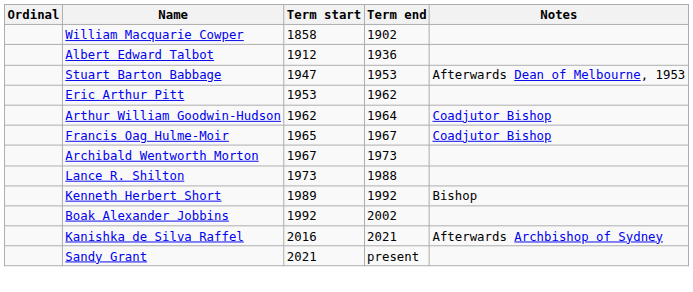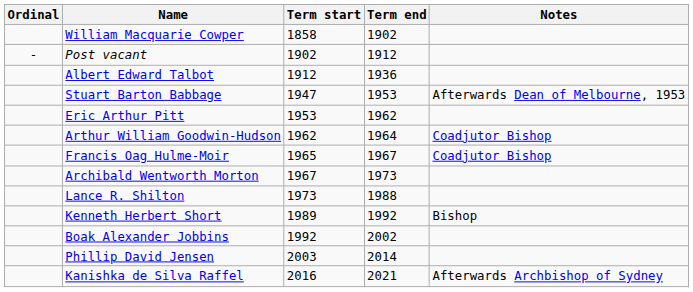+ row: (106, 55)
+ row: (140, 256)
- row: (106, 256)
